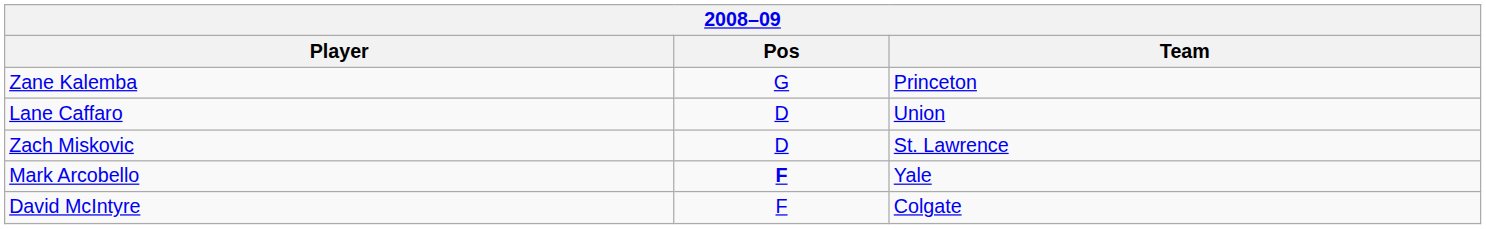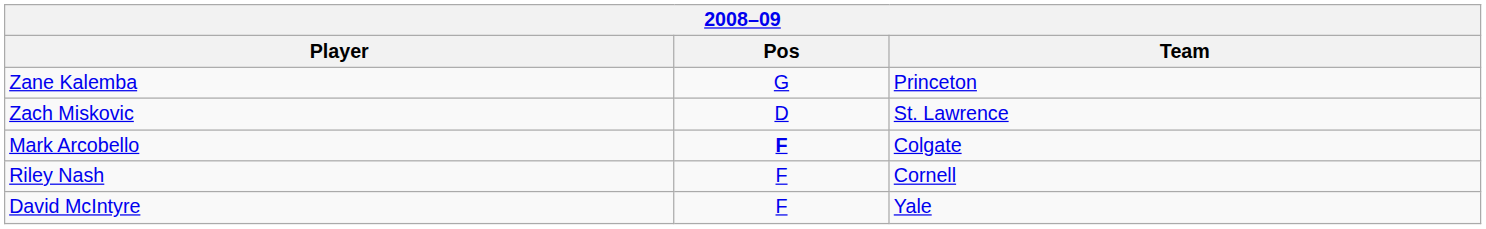- row: (66, 113)
(913, 176) Yale -> (928, 144) Colgate
+ row: (57, 176)
(928, 207) Colgate -> (913, 207) Yale
